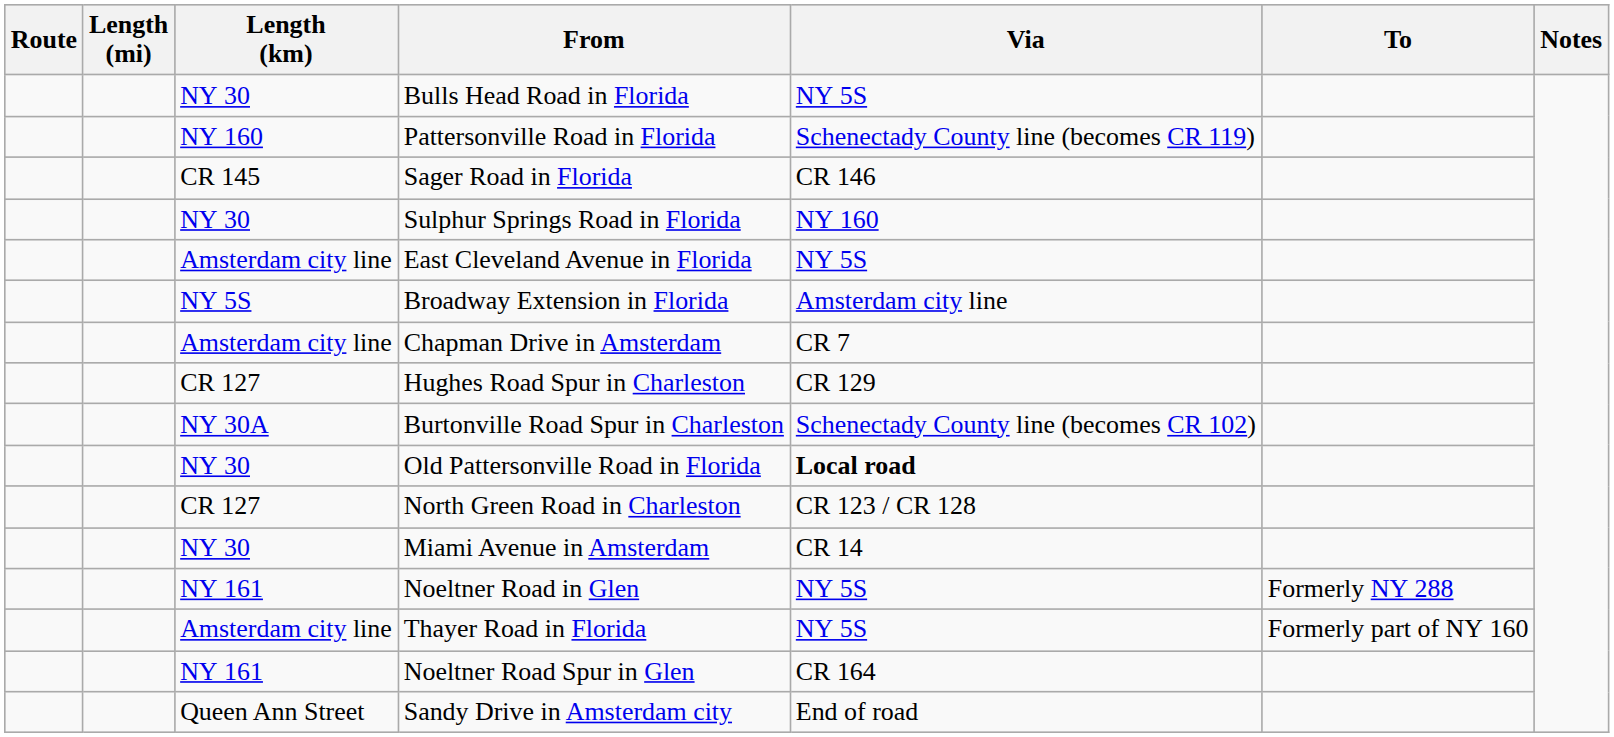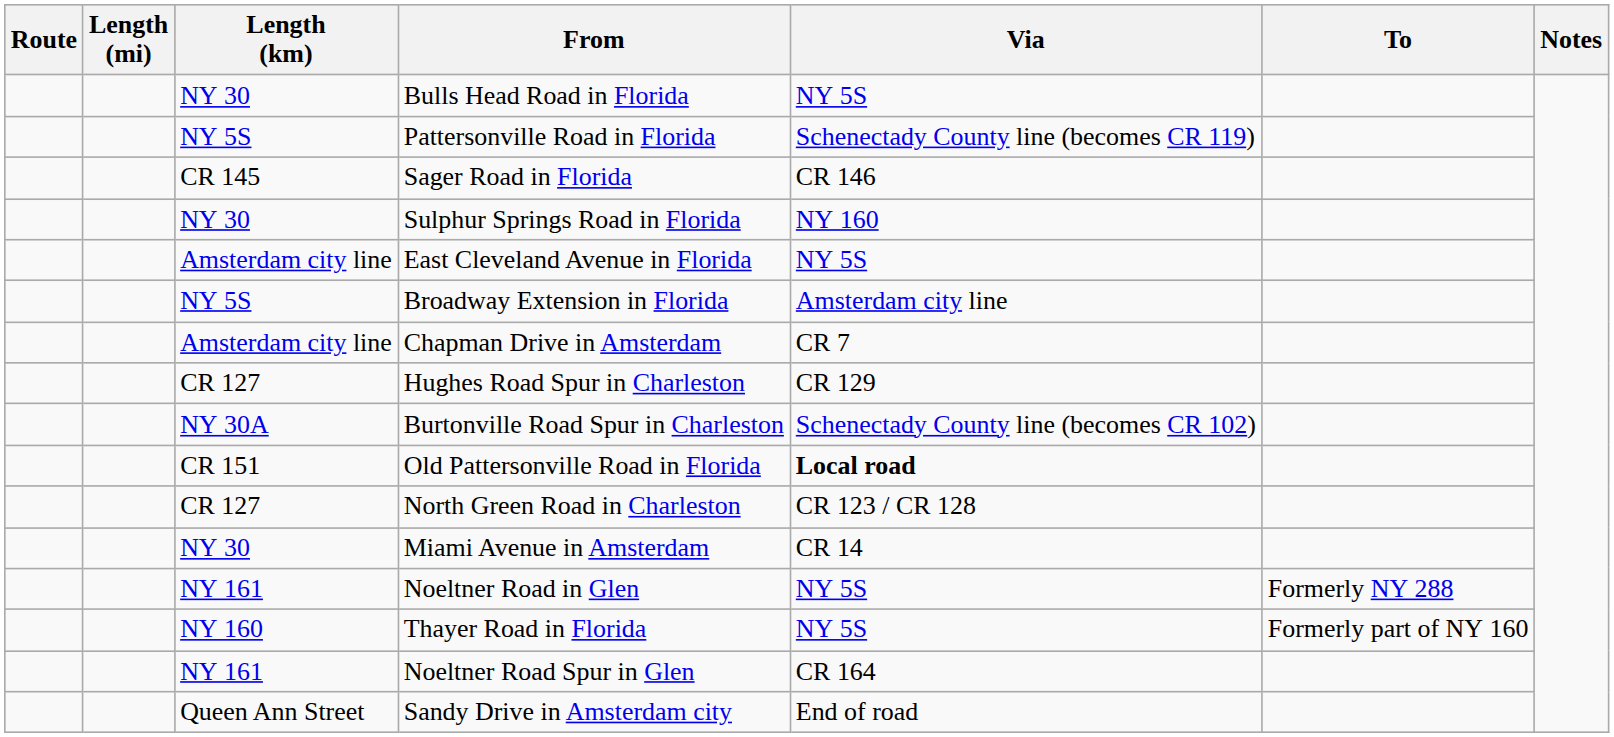(222, 136) NY 160 -> (216, 136) NY 5S
(215, 465) NY 30 -> (220, 465) CR 151
(286, 629) Amsterdam city line -> (222, 629) NY 160
